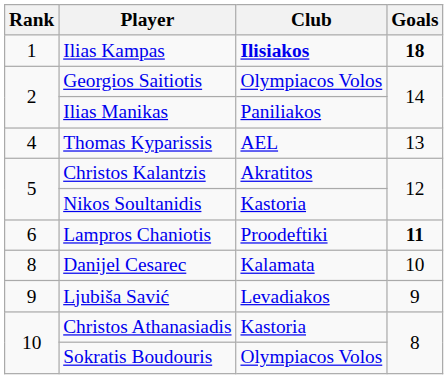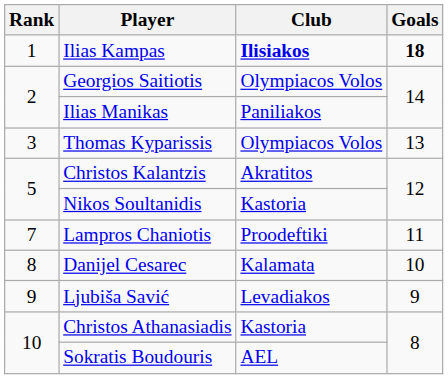(32, 142) 4 -> (32, 142) 3
(259, 142) AEL -> (311, 142) Olympiacos Volos
(32, 234) 6 -> (32, 234) 7
(415, 234) bold -> (415, 234) normal
(311, 357) Olympiacos Volos -> (259, 357) AEL
